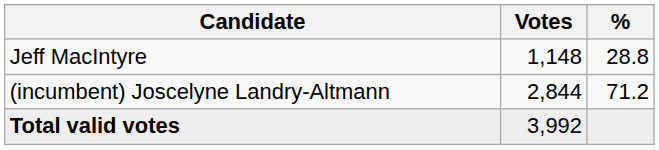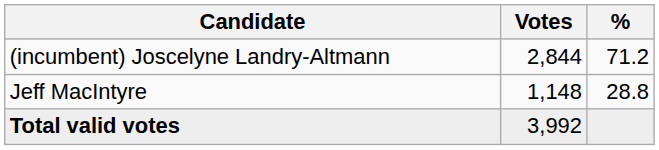rows swapped: (200, 91) <-> (78, 56)
